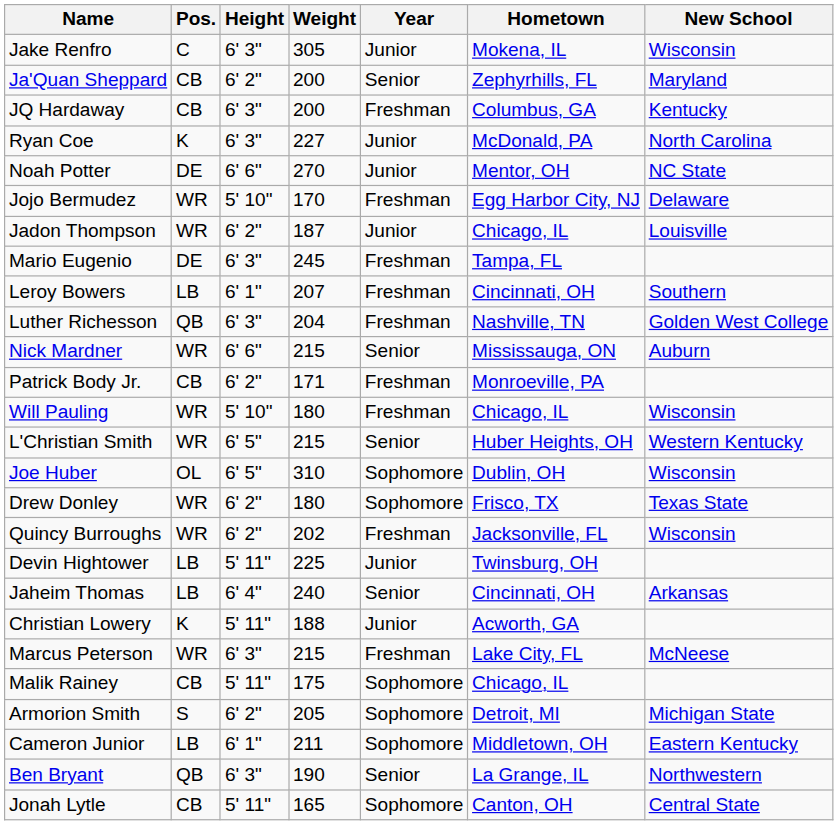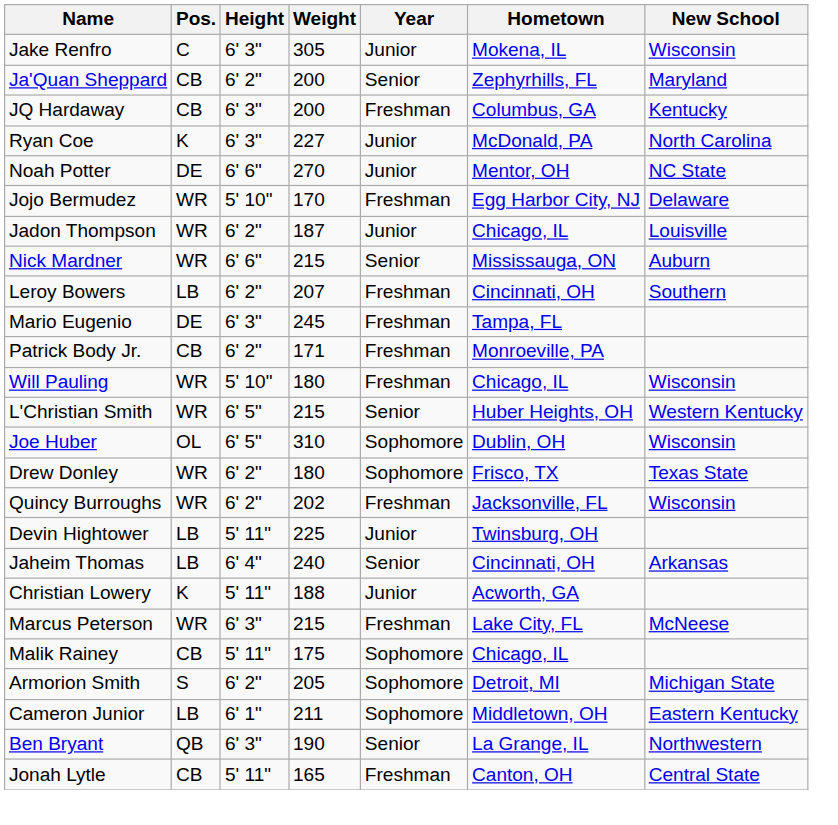rows swapped: (66, 351) <-> (70, 261)
(243, 291) 6' 1" -> (243, 291) 6' 2"
- row: (83, 321)
(414, 804) Sophomore -> (408, 774) Freshman
